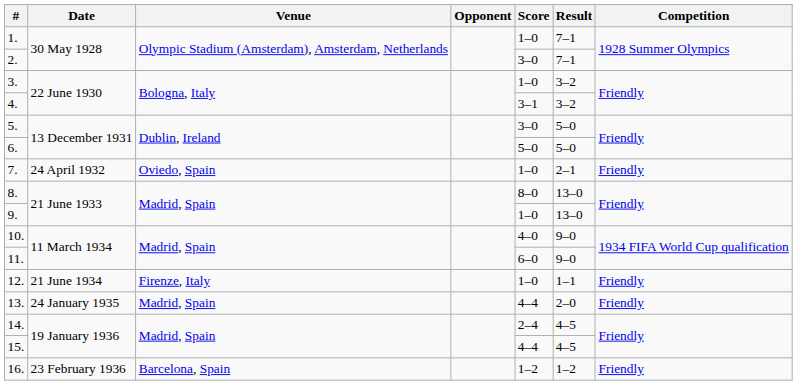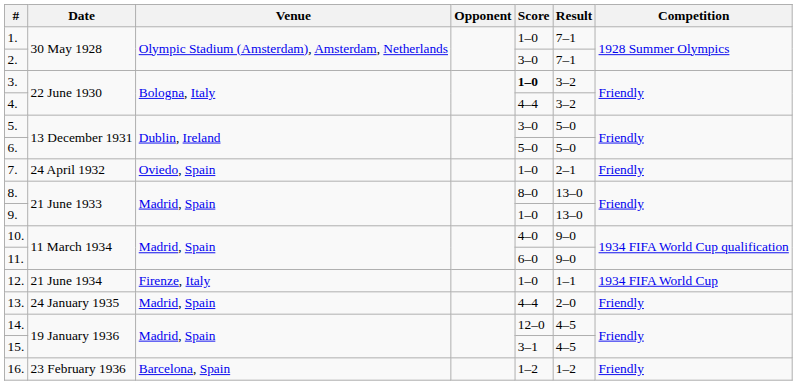(528, 82) normal -> (528, 82) bold
(528, 104) 3–1 -> (528, 104) 4–4
(621, 280) Friendly -> (658, 280) 1934 FIFA World Cup
(528, 325) 2–4 -> (531, 325) 12–0
(528, 347) 4–4 -> (528, 347) 3–1
